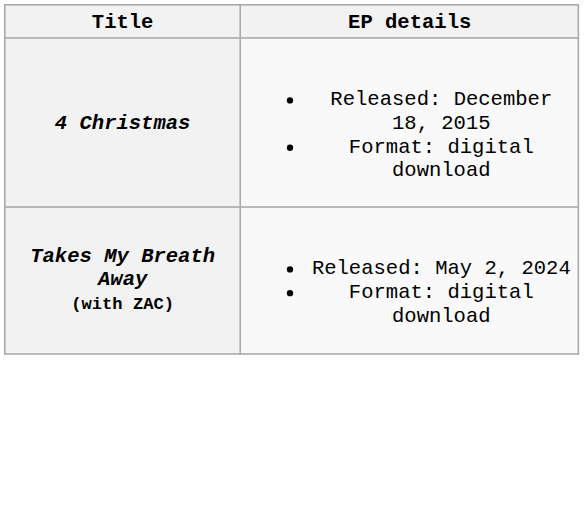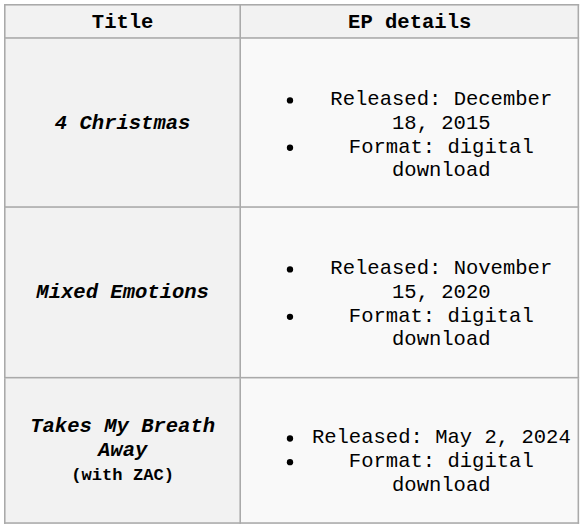+ row: (123, 292)
